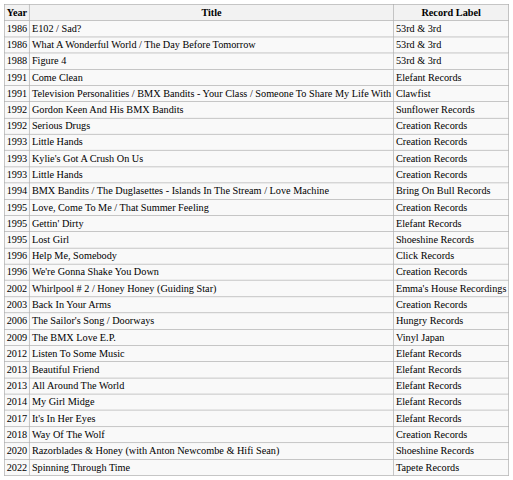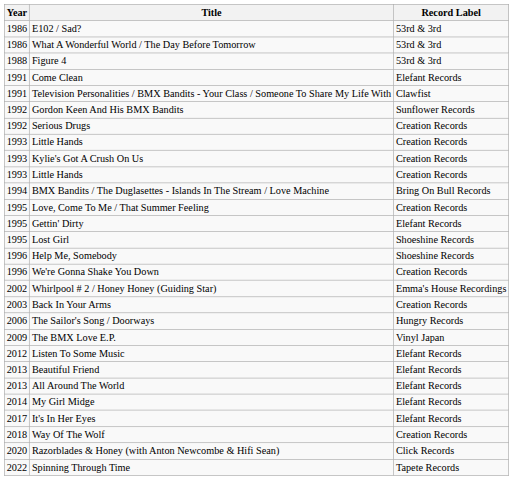(425, 256) Click Records -> (435, 256) Shoeshine Records
(435, 451) Shoeshine Records -> (425, 451) Click Records
